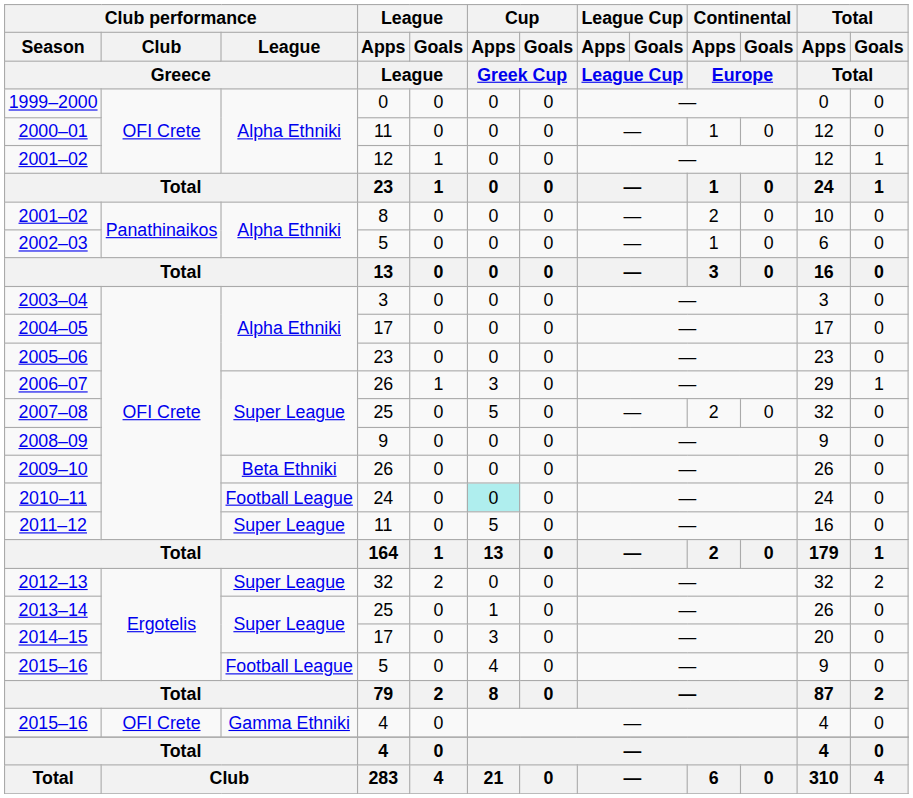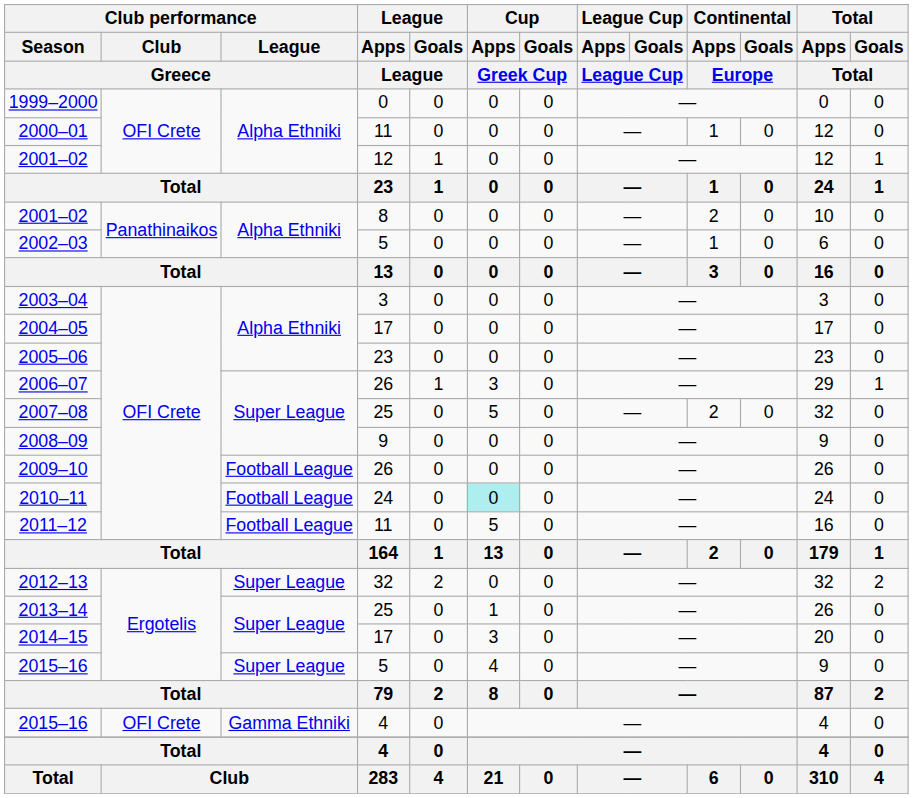(289, 469) Beta Ethniki -> (289, 469) Football League
(289, 525) Super League -> (289, 525) Football League
(289, 666) Football League -> (289, 666) Super League
